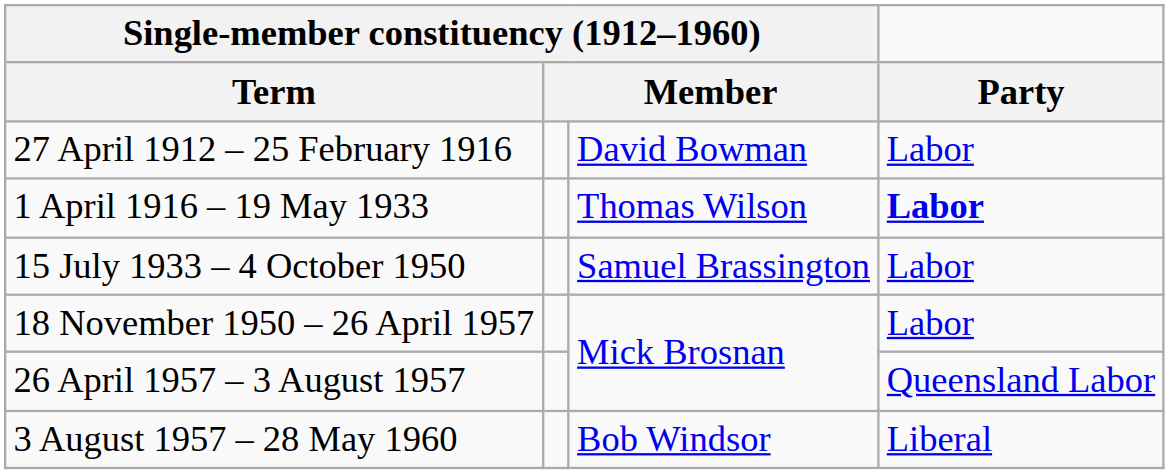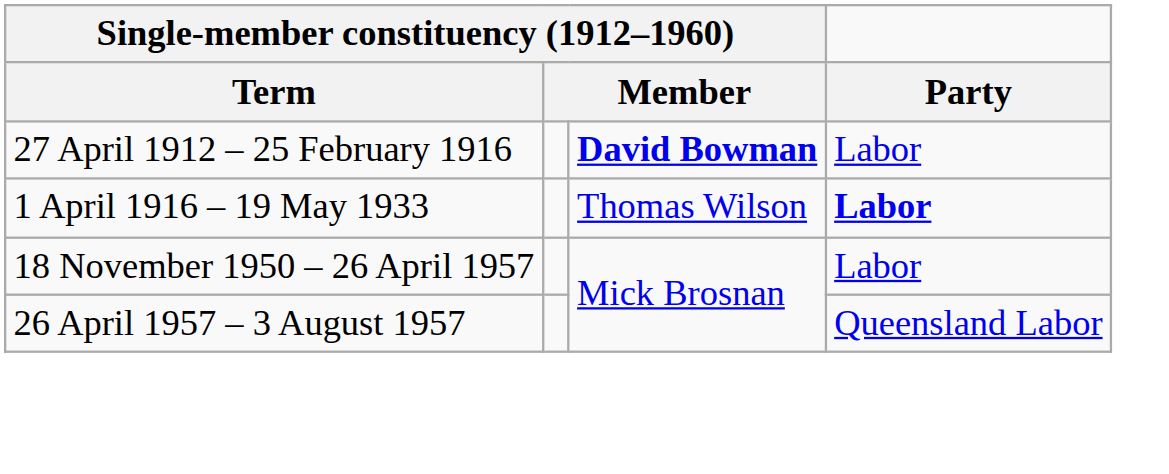(692, 149) normal -> (697, 149) bold
- row: (239, 264)
- row: (235, 438)
